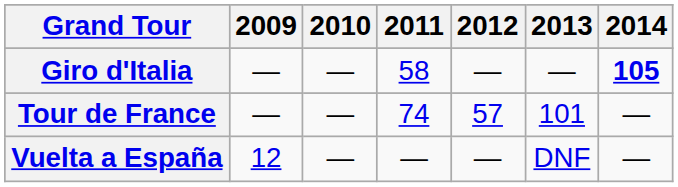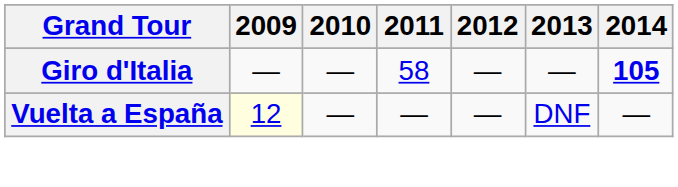- row: (117, 114)
(266, 158) no background -> (266, 114) lightyellow background
